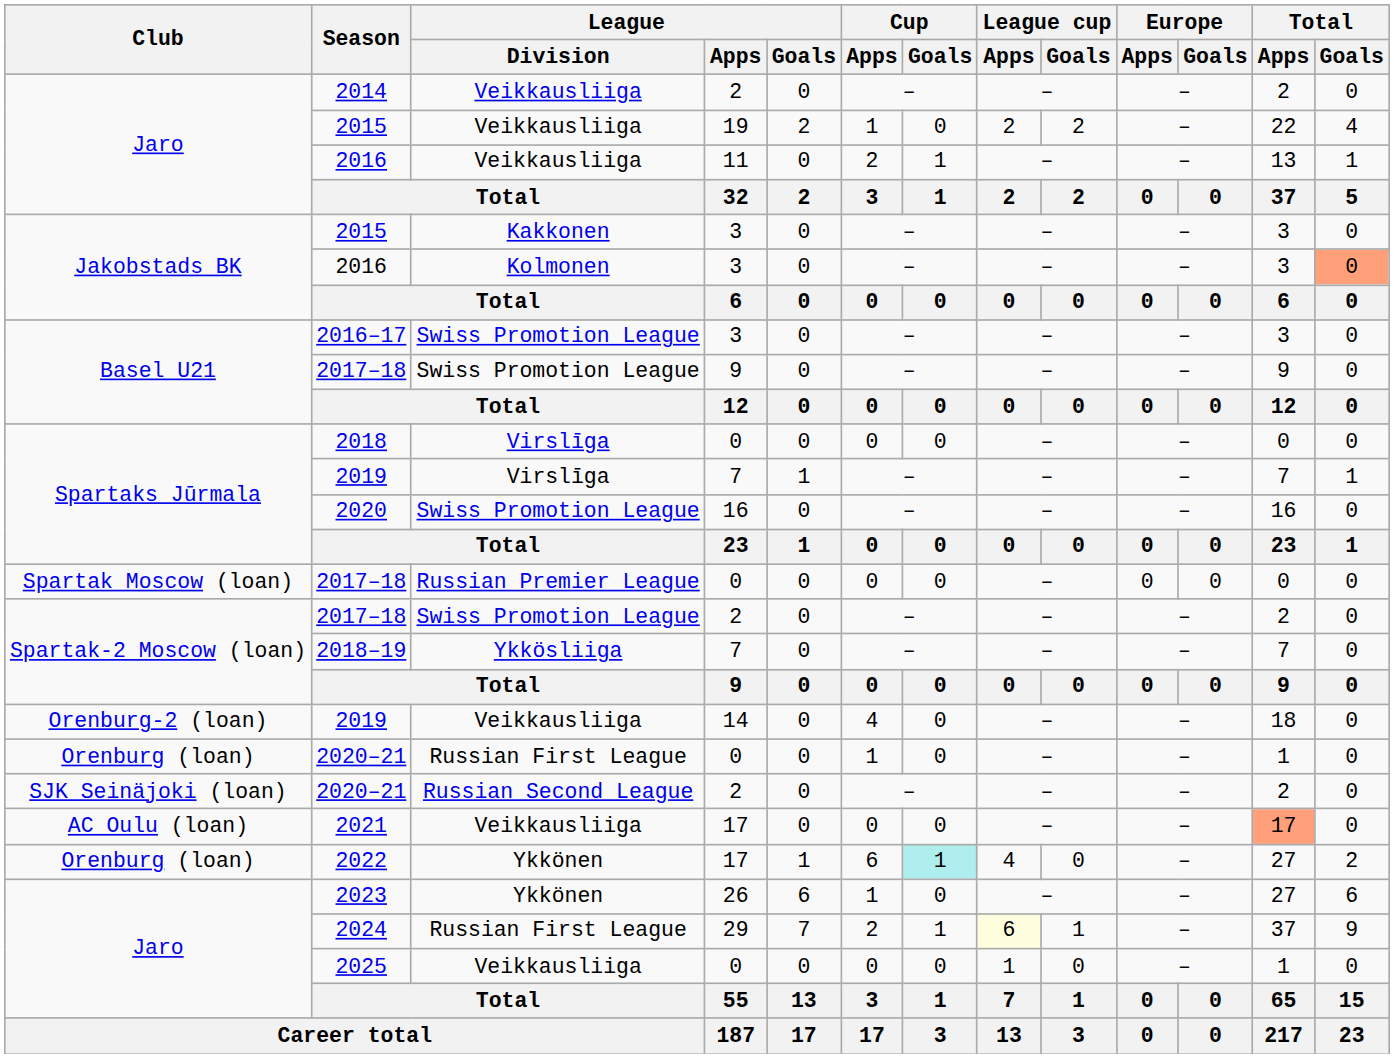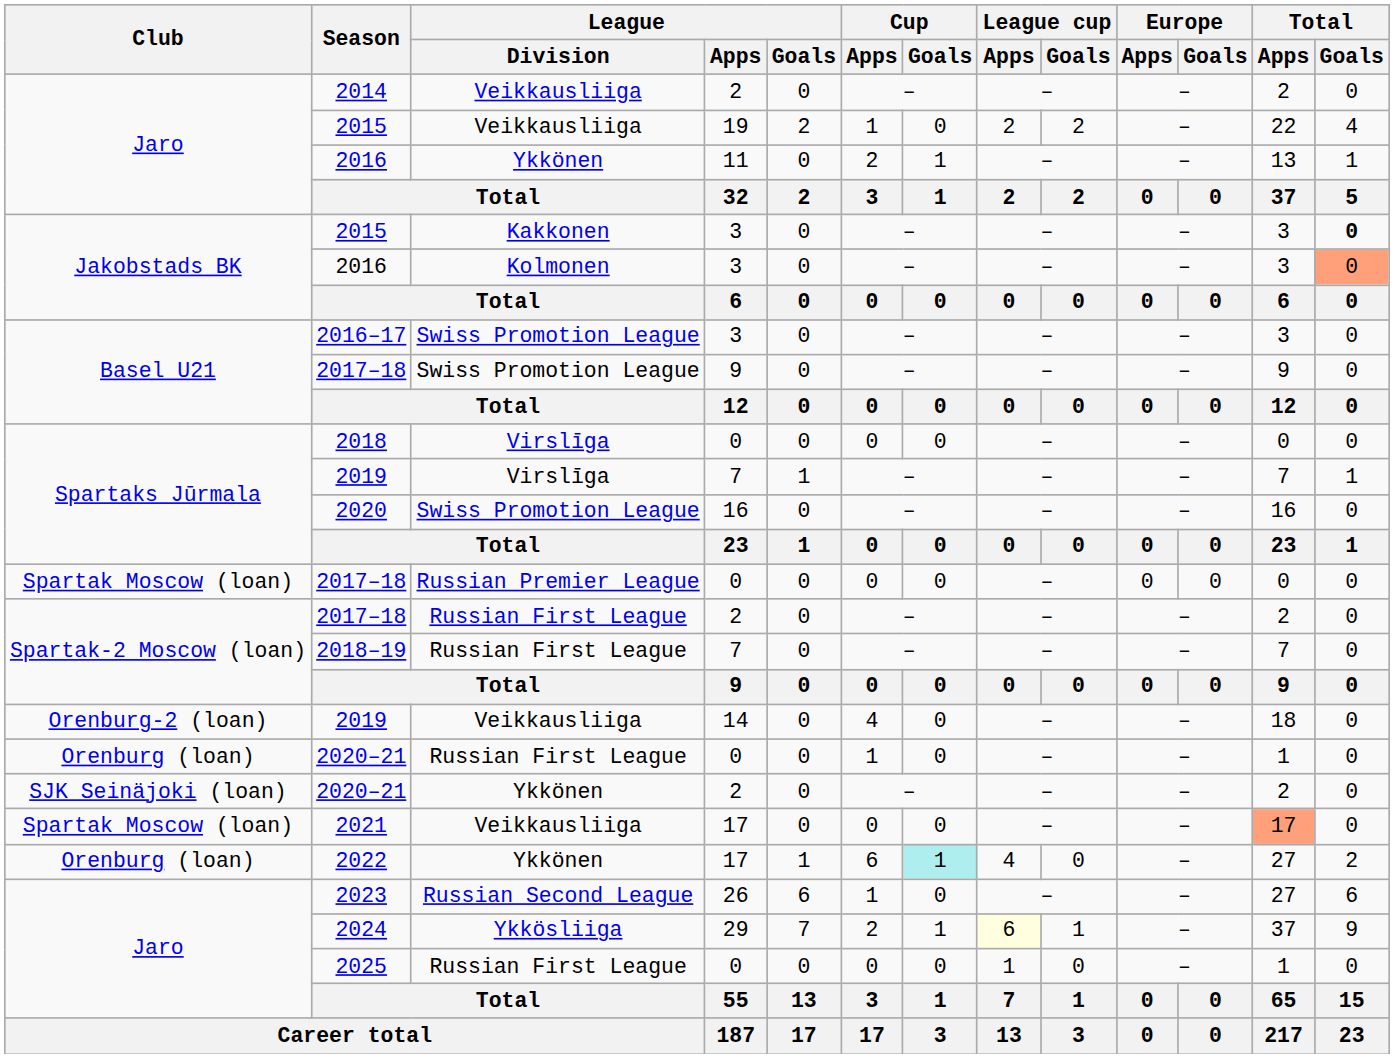(558, 162) Veikkausliiga -> (558, 162) Ykkönen
(1352, 232) normal -> (1352, 232) bold
(558, 617) Swiss Promotion League -> (558, 617) Russian First League
(558, 652) Ykkösliiga -> (558, 652) Russian First League
(558, 791) Russian Second League -> (558, 791) Ykkönen
(158, 826) AC Oulu (loan) -> (158, 826) Spartak Moscow (loan)
(558, 896) Ykkönen -> (558, 896) Russian Second League
(558, 931) Russian First League -> (558, 931) Ykkösliiga
(558, 966) Veikkausliiga -> (558, 966) Russian First League
